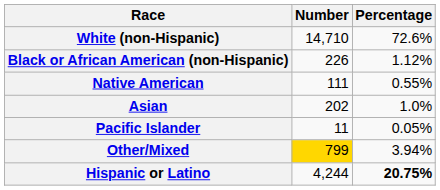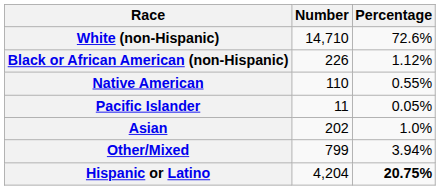(338, 83) 111 -> (337, 83) 110
rows swapped: (148, 106) <-> (148, 128)
(337, 151) gold background -> (337, 151) no background
(331, 173) 4,244 -> (331, 173) 4,204
